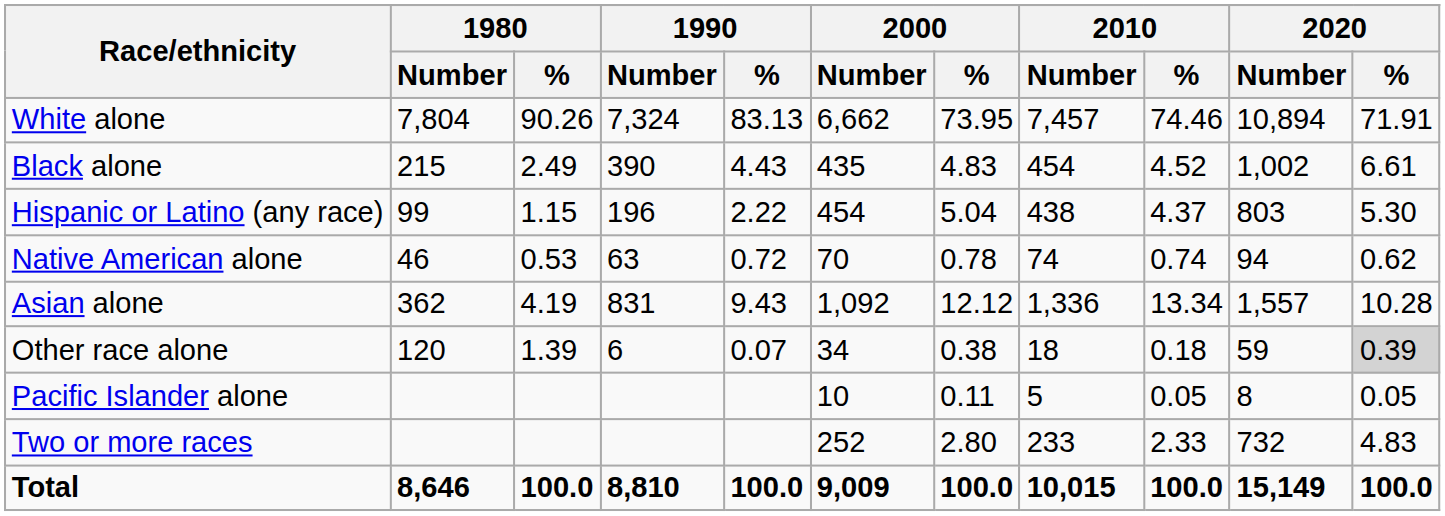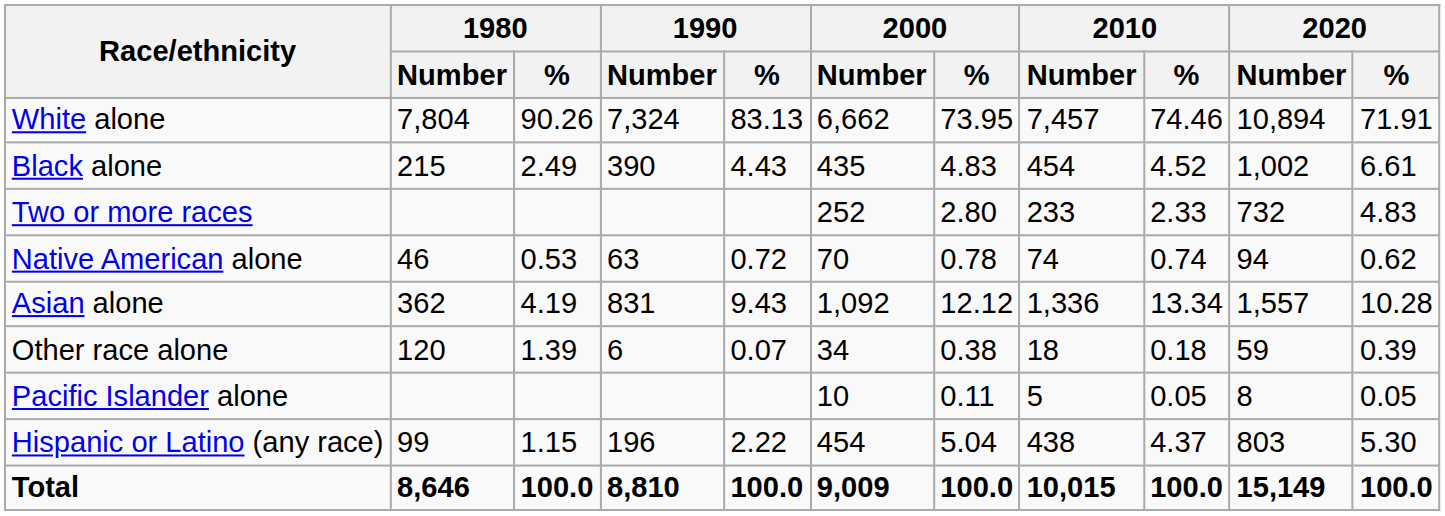rows swapped: (198, 212) <-> (132, 442)
(1388, 350) lightgrey background -> (1388, 350) no background
